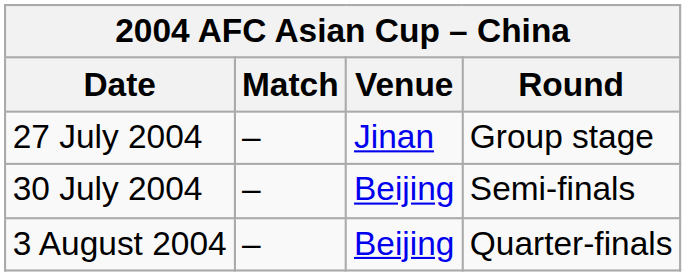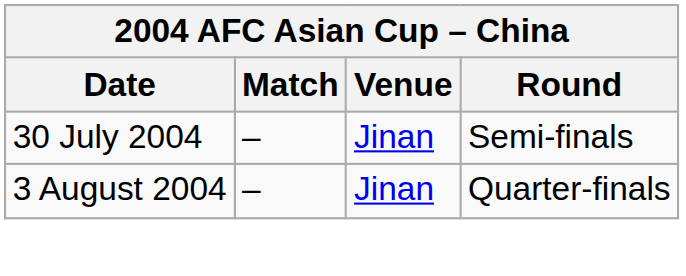- row: (108, 137)
(404, 190) Beijing -> (394, 137) Jinan
(404, 243) Beijing -> (394, 190) Jinan
